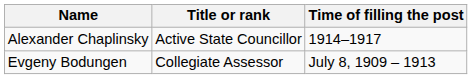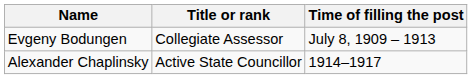rows swapped: (67, 62) <-> (78, 39)
